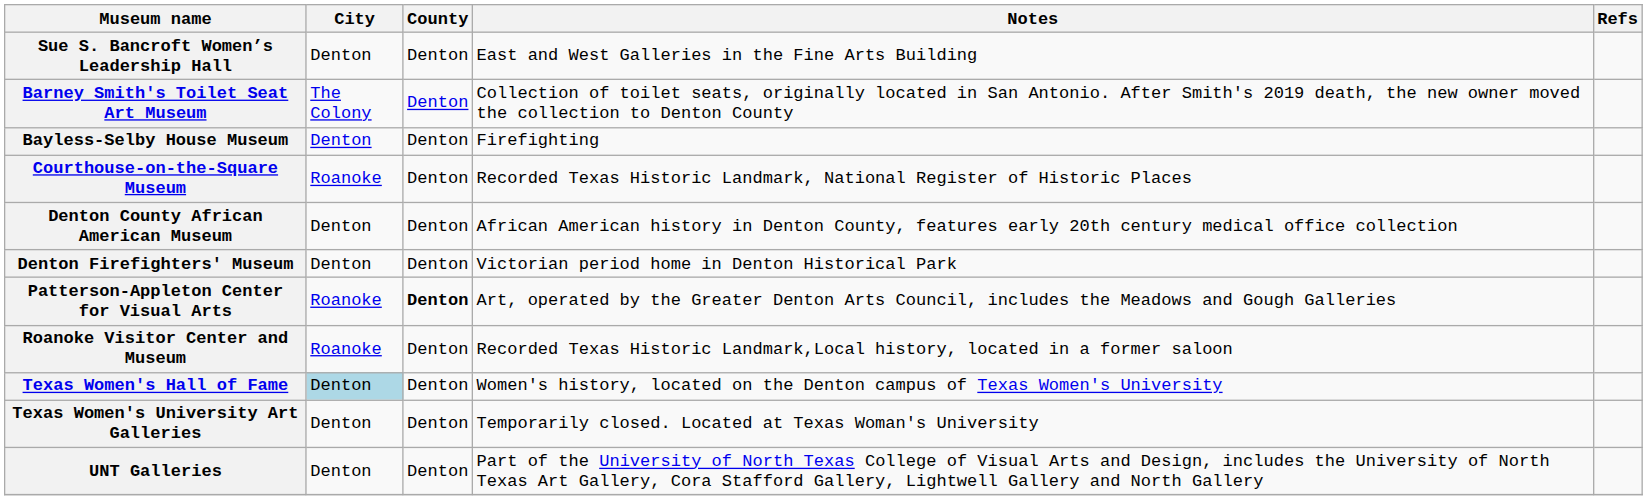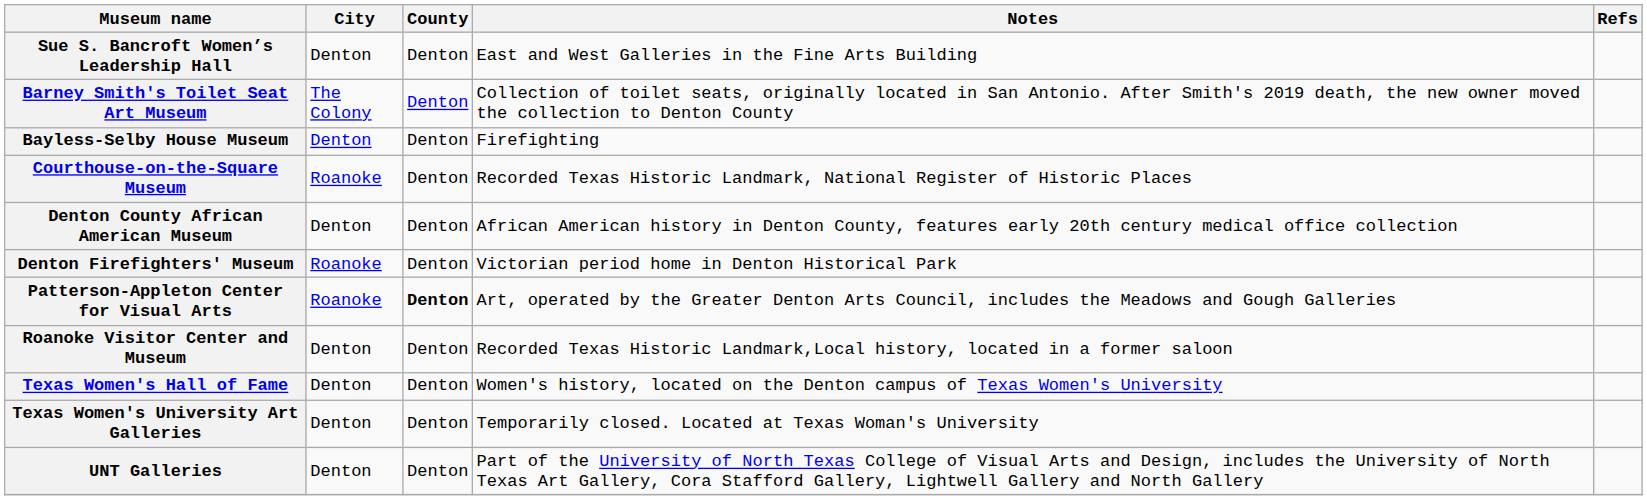(341, 264) Denton -> (346, 264) Roanoke
(346, 349) Roanoke -> (341, 349) Denton
(341, 386) lightblue background -> (341, 386) no background
